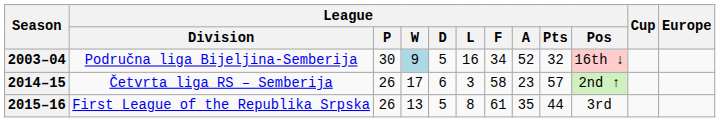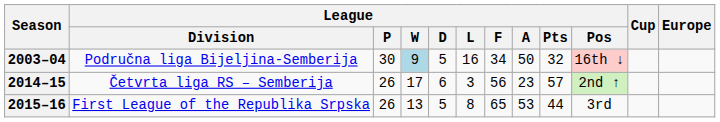(526, 61) 52 -> (526, 61) 50
(498, 83) 58 -> (498, 83) 56
(498, 106) 61 -> (498, 106) 65
(526, 106) 35 -> (526, 106) 53
